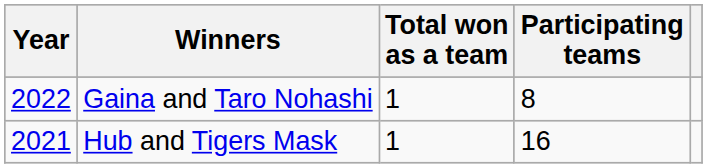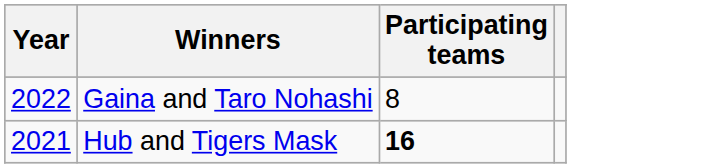- column: (447, 40)
(536, 141) normal -> (400, 141) bold
